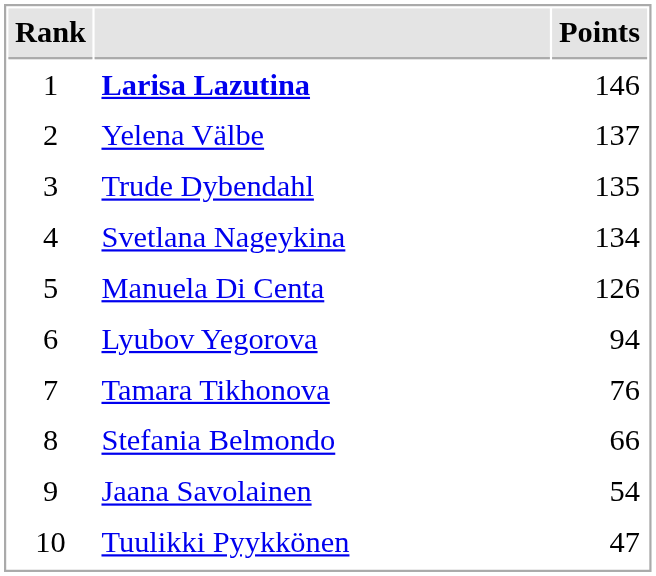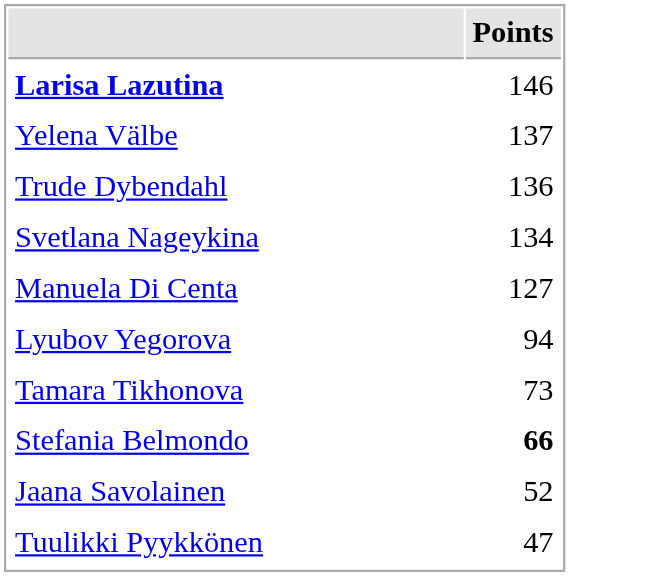- column: (51, 32)
(617, 186) 135 -> (531, 186) 136
(617, 288) 126 -> (531, 288) 127
(625, 390) 76 -> (538, 390) 73
(625, 440) normal -> (538, 440) bold
(625, 491) 54 -> (538, 491) 52
